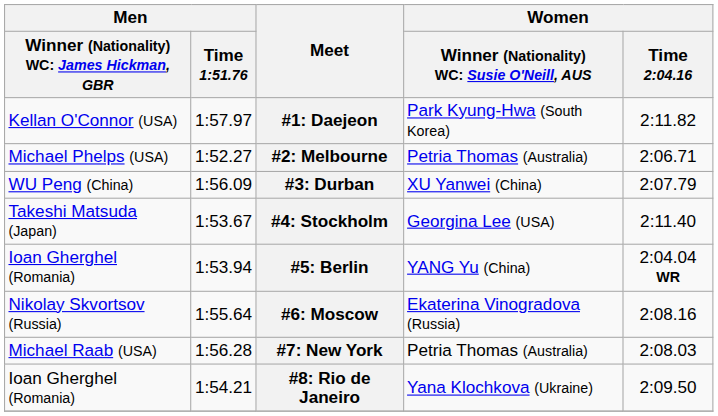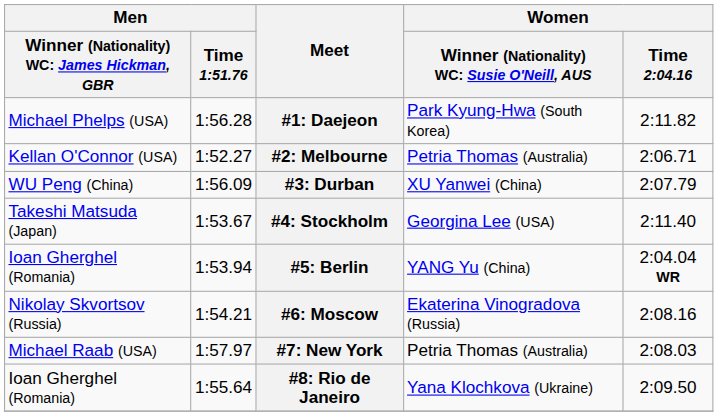(93, 120) Kellan O'Connor (USA) -> (88, 120) Michael Phelps (USA)
(224, 120) 1:57.97 -> (224, 120) 1:56.28
(88, 157) Michael Phelps (USA) -> (93, 157) Kellan O'Connor (USA)
(224, 314) 1:55.64 -> (224, 314) 1:54.21
(224, 350) 1:56.28 -> (224, 350) 1:57.97
(224, 387) 1:54.21 -> (224, 387) 1:55.64
